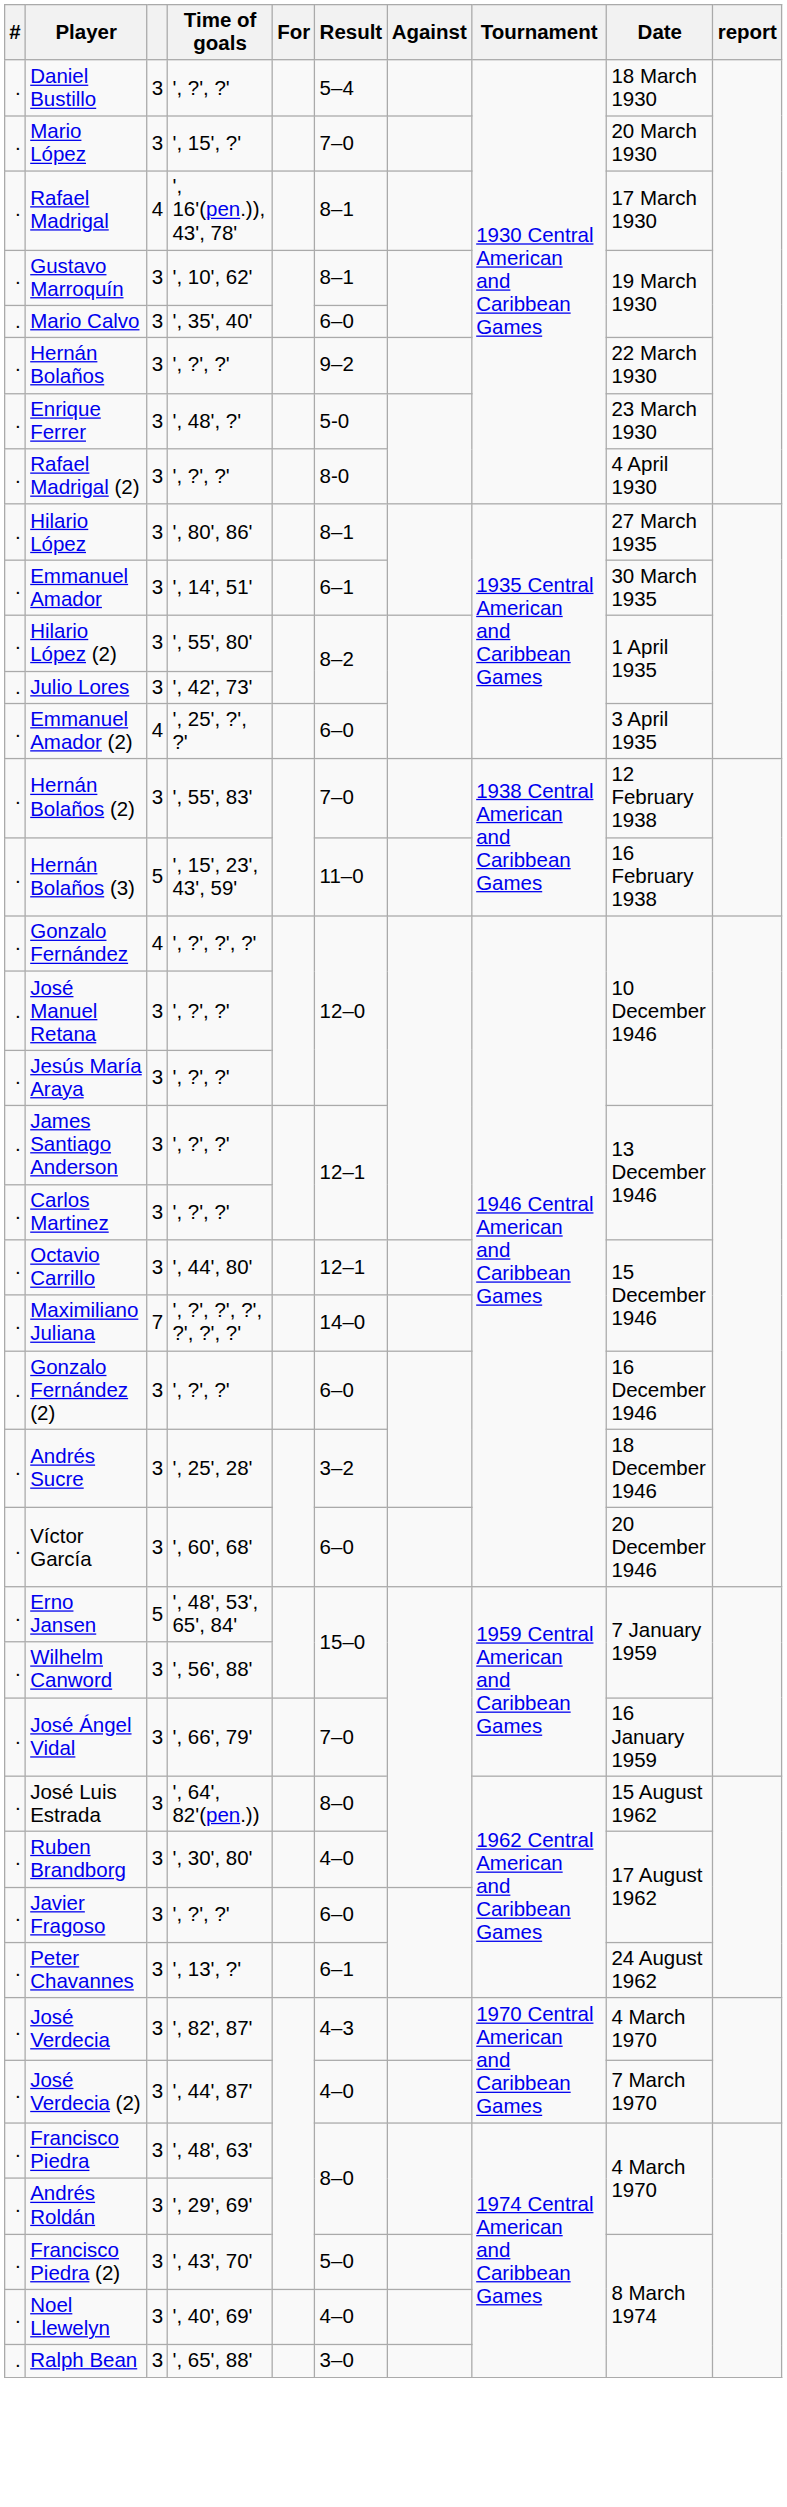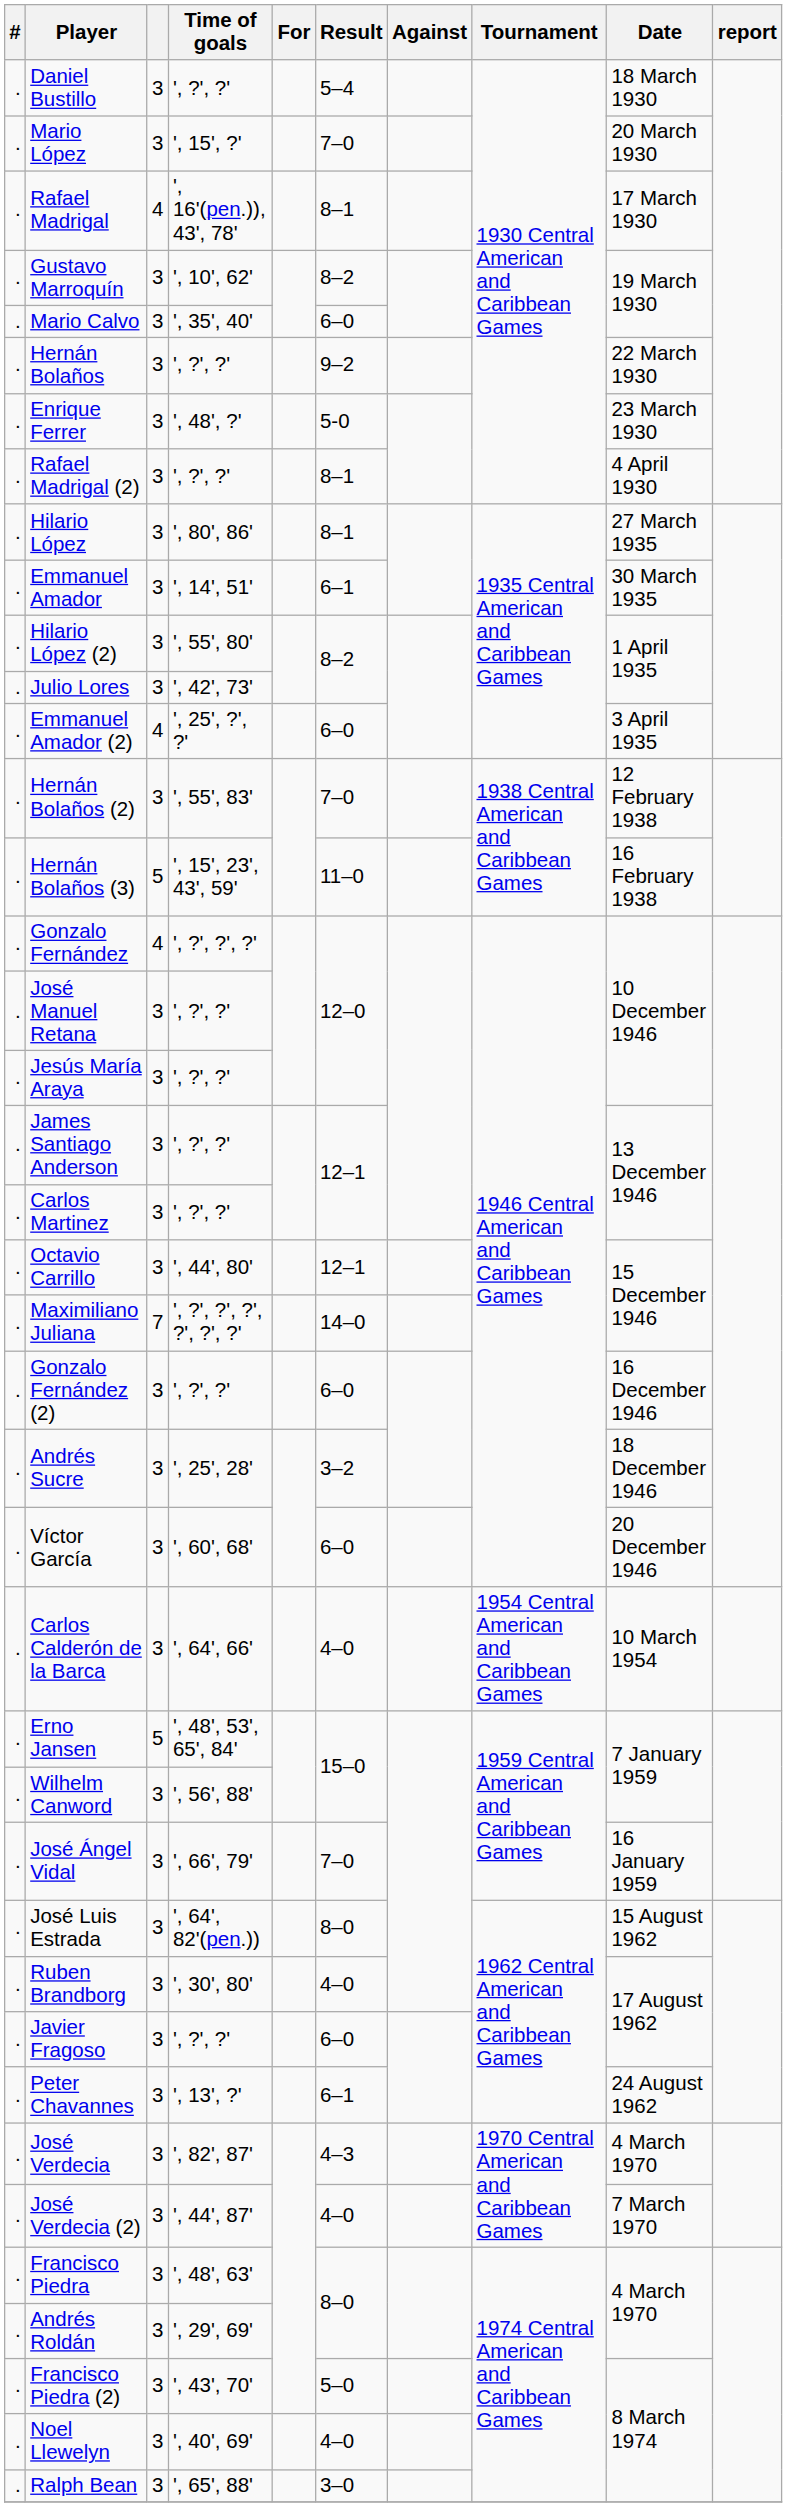(337, 277) 8–1 -> (337, 277) 8–2
(334, 476) 8-0 -> (337, 476) 8–1
+ row: (86, 1648)
